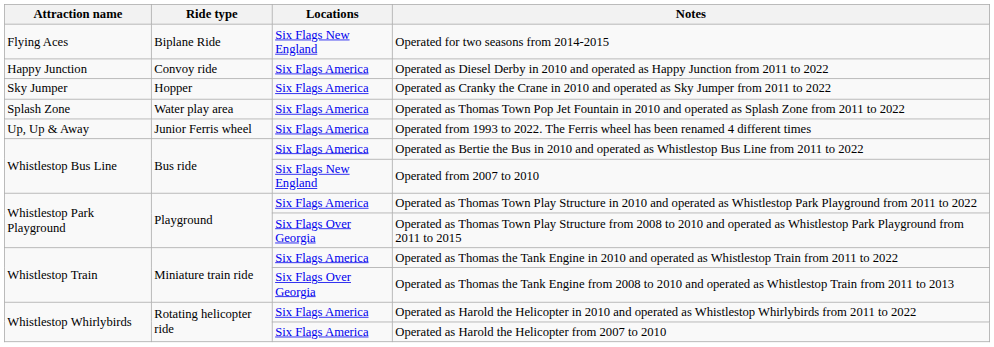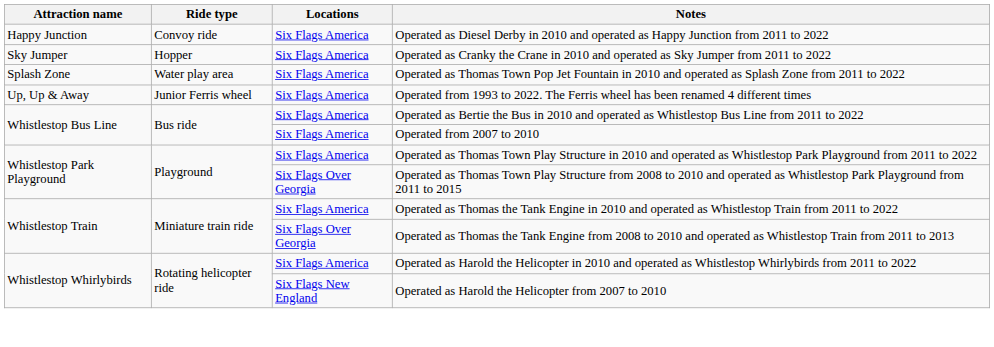- row: (502, 41)
(312, 176) Six Flags New England -> (322, 134) Six Flags America
(322, 332) Six Flags America -> (312, 290) Six Flags New England
